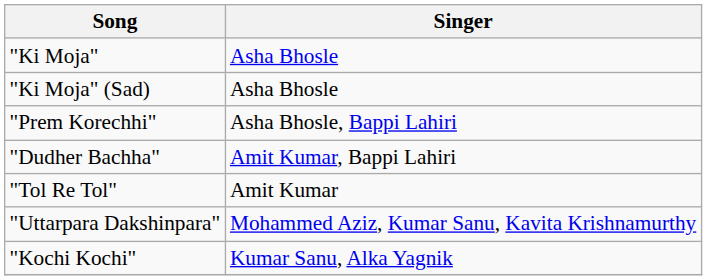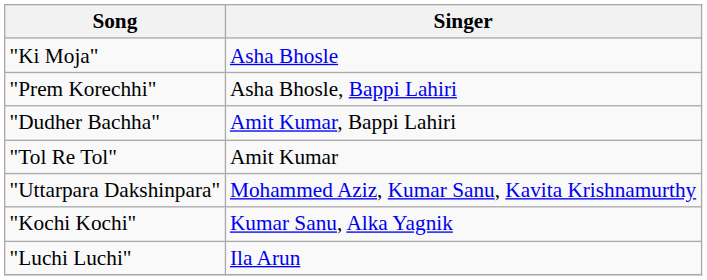- row: (80, 88)
+ row: (71, 257)
